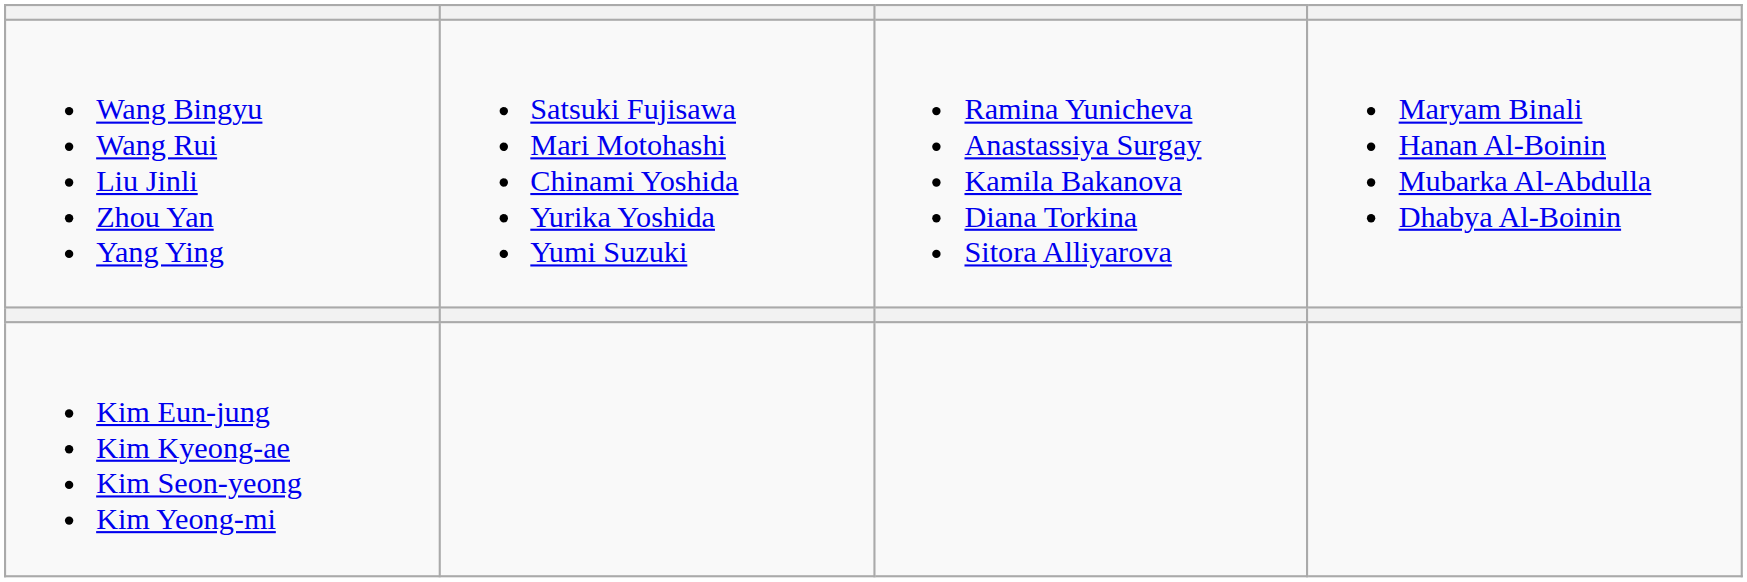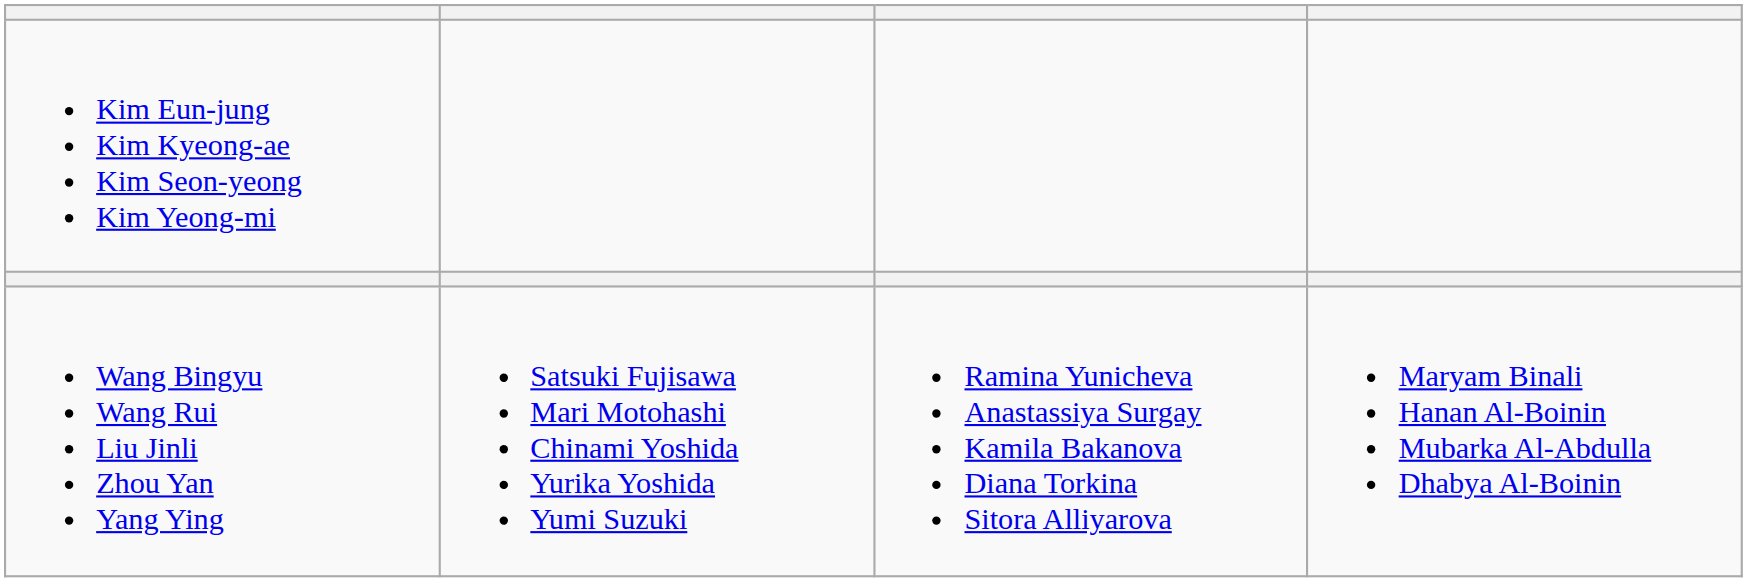rows swapped: (222, 182) <-> (222, 467)
